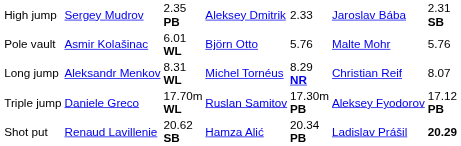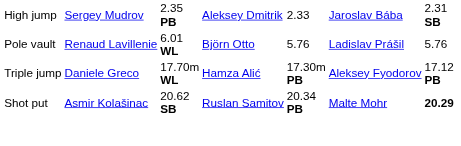(106, 44) Asmir Kolašinac -> (111, 44) Renaud Lavillenie
(361, 44) Malte Mohr -> (366, 44) Ladislav Prášil
- row: (31, 73)
(246, 103) Ruslan Samitov -> (231, 73) Hamza Alić
(111, 132) Renaud Lavillenie -> (106, 103) Asmir Kolašinac
(235, 132) Hamza Alić -> (243, 103) Ruslan Samitov
(370, 132) Ladislav Prášil -> (358, 103) Malte Mohr
